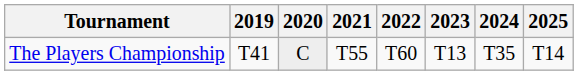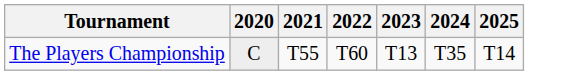- column: (254, 21)
